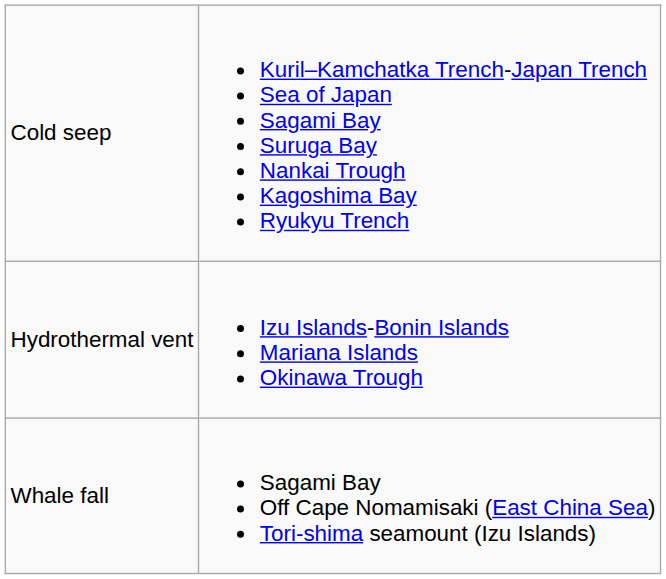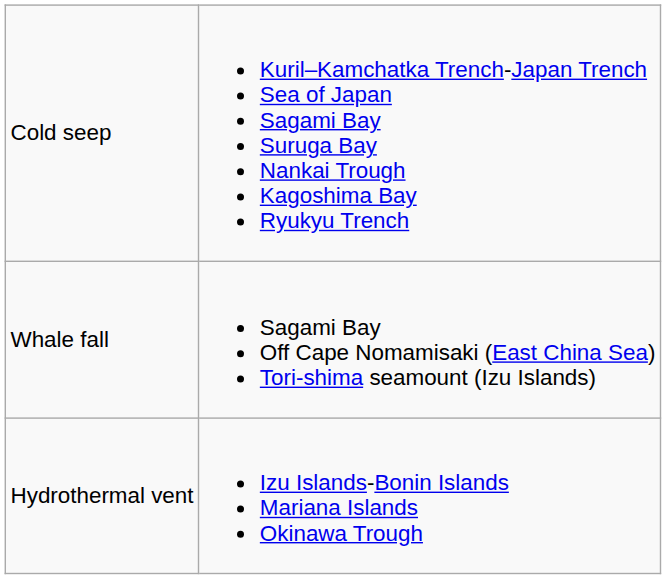rows swapped: (102, 339) <-> (60, 495)
